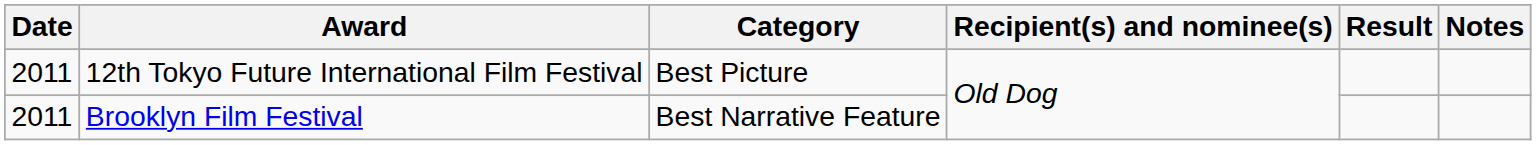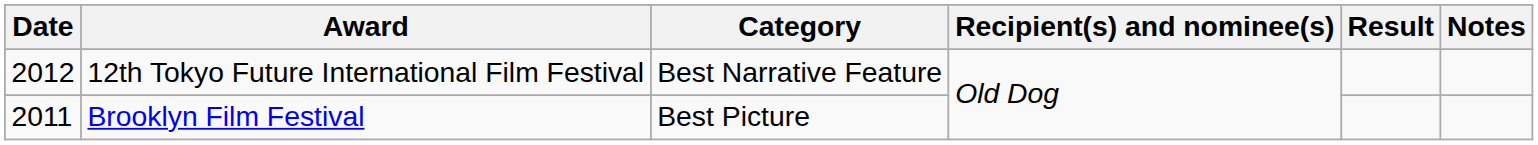(42, 71) 2011 -> (43, 71) 2012
(732, 71) Best Picture -> (800, 71) Best Narrative Feature
(798, 116) Best Narrative Feature -> (734, 116) Best Picture
